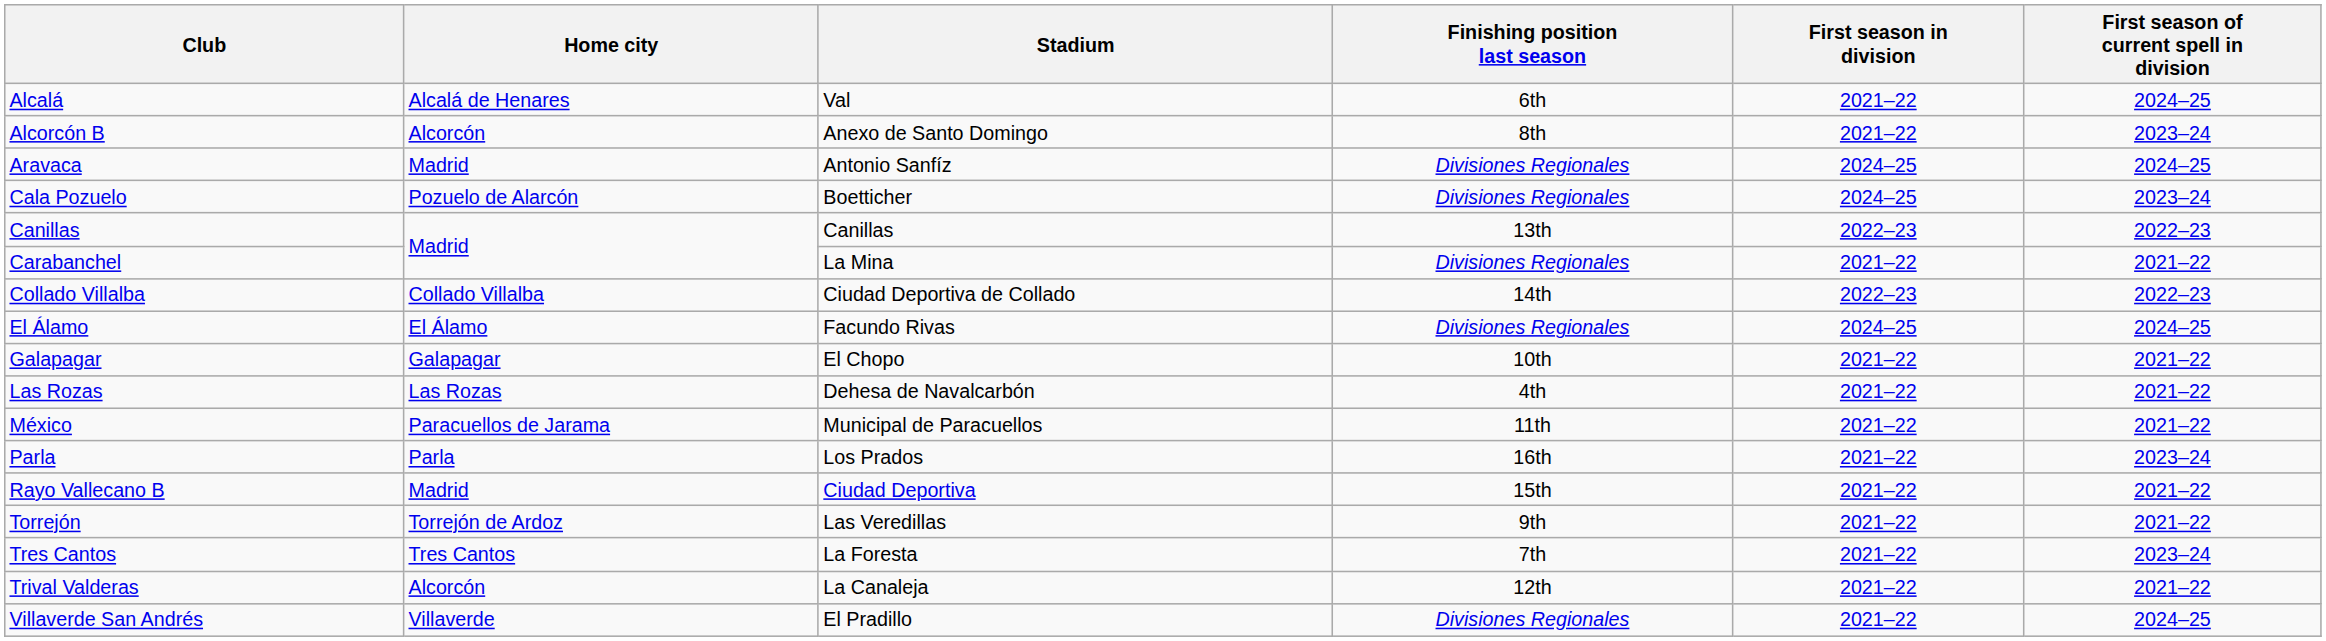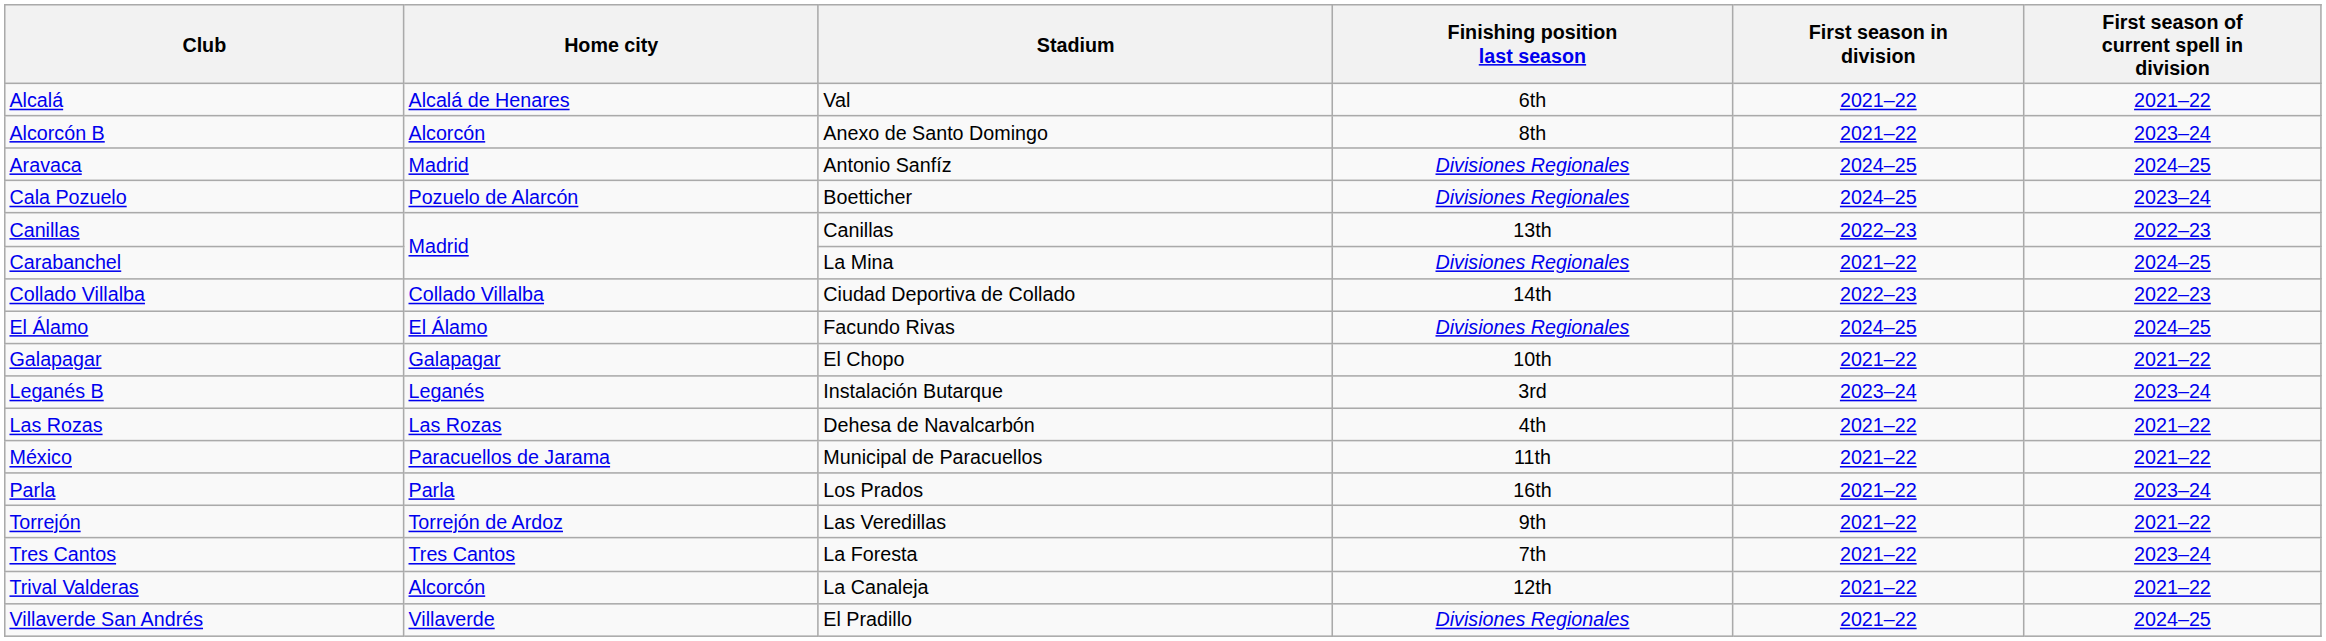(2172, 99) 2024–25 -> (2172, 99) 2021–22
(2172, 262) 2021–22 -> (2172, 262) 2024–25
+ row: (57, 392)
- row: (87, 489)
